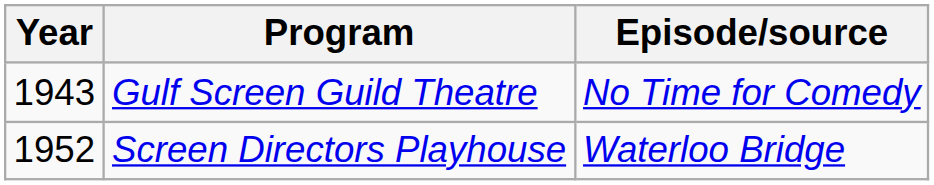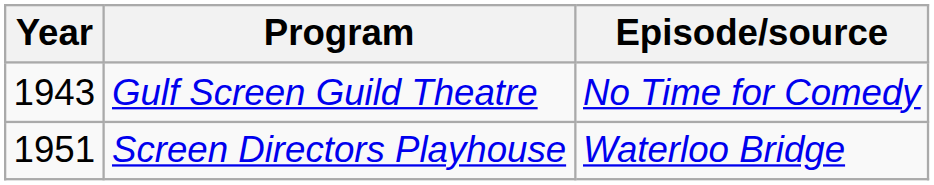(54, 149) 1952 -> (54, 149) 1951
